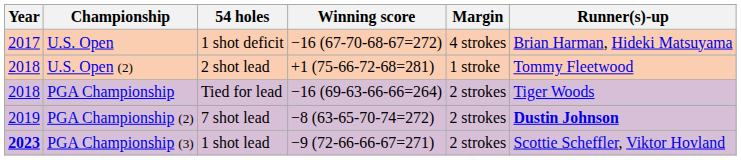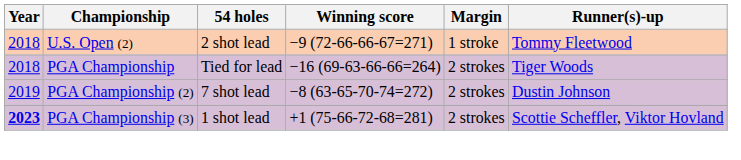- row: (80, 42)
(363, 67) +1 (75-66-72-68=281) -> (361, 42) −9 (72-66-66-67=271)
(566, 117) bold -> (561, 92) normal
(363, 142) −9 (72-66-66-67=271) -> (361, 117) +1 (75-66-72-68=281)
